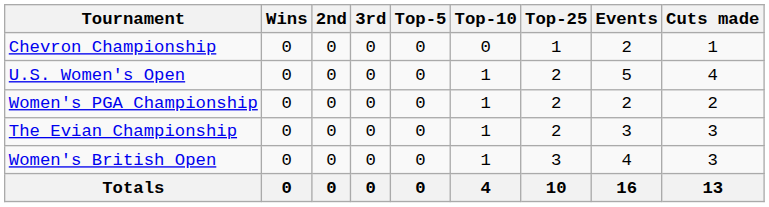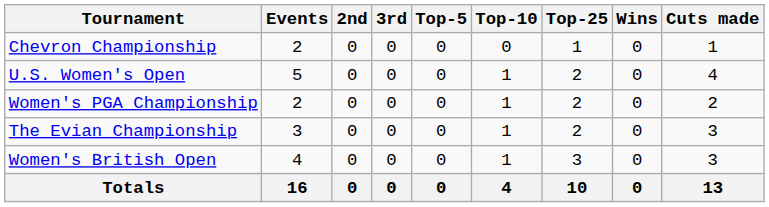columns swapped: (287, 19) <-> (627, 19)
